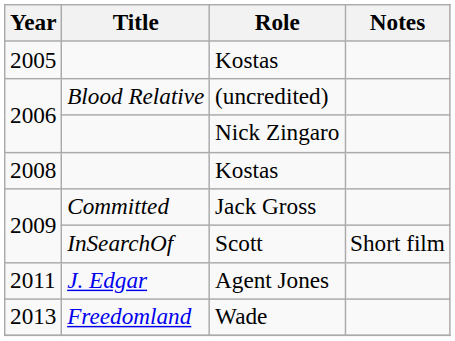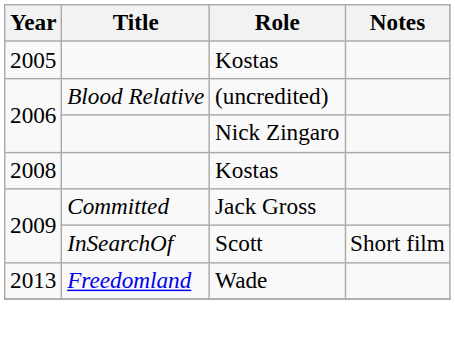- row: (33, 280)
